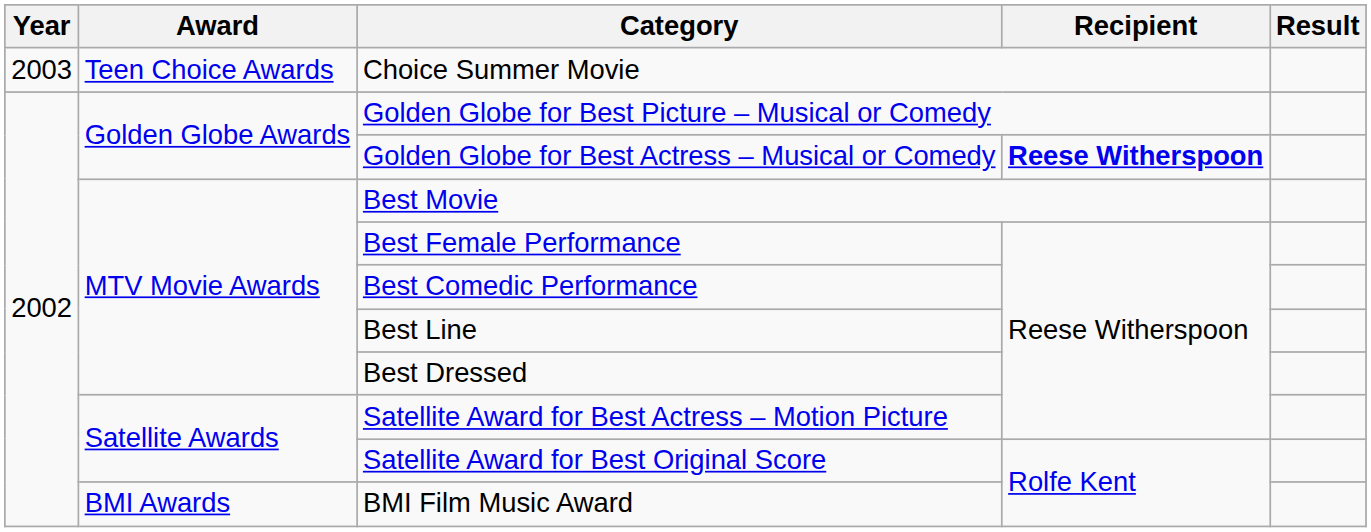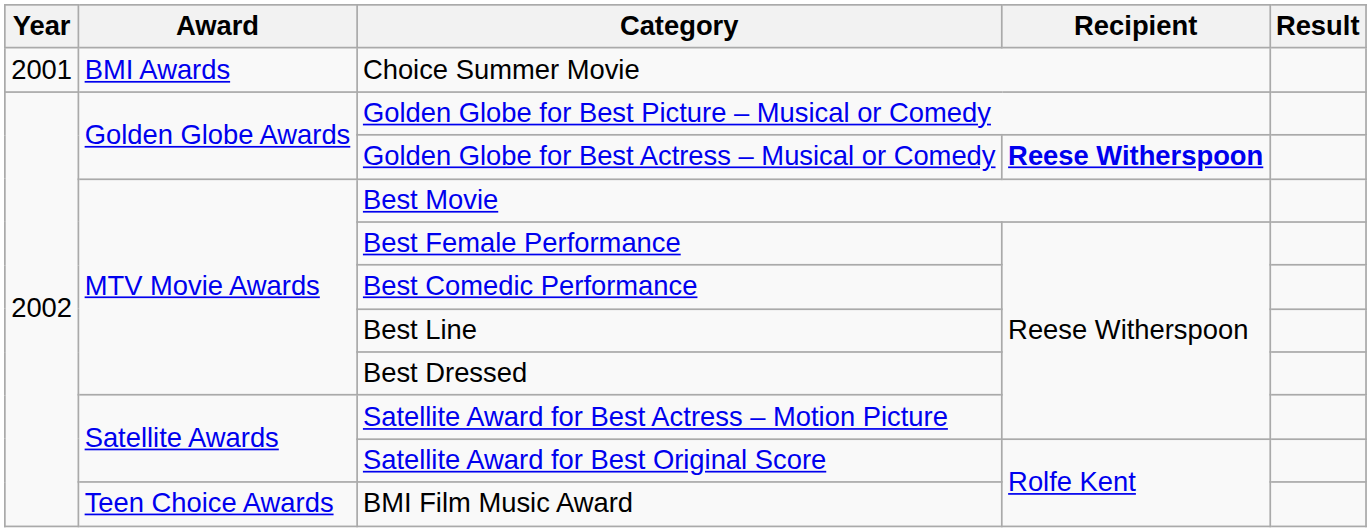(42, 69) 2003 -> (42, 69) 2001
(209, 69) Teen Choice Awards -> (157, 69) BMI Awards
(157, 503) BMI Awards -> (209, 503) Teen Choice Awards
